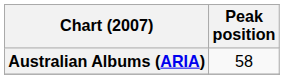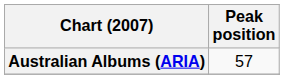(244, 61) 58 -> (244, 61) 57
